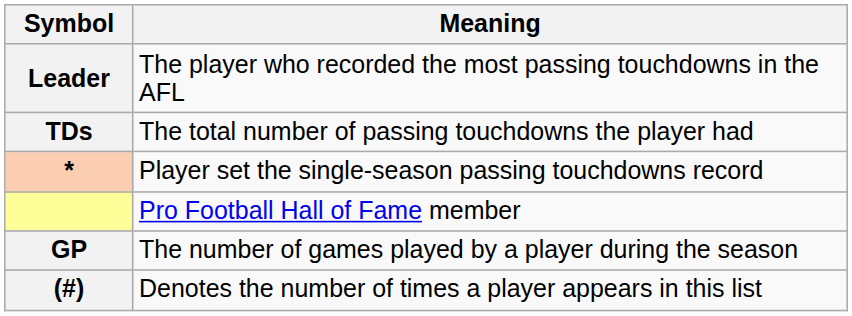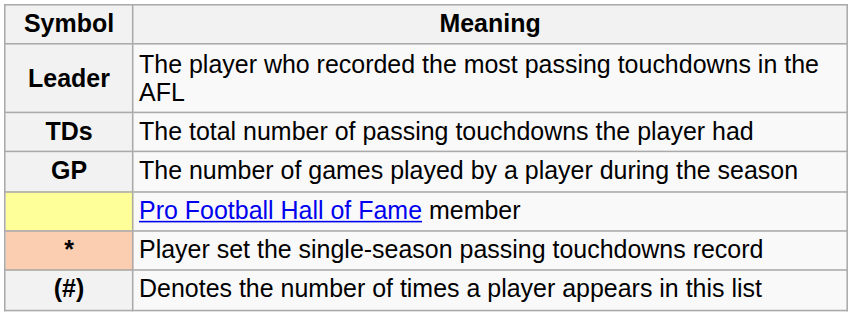rows swapped: (69, 250) <-> (69, 171)
